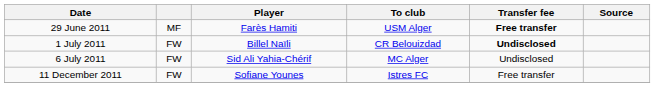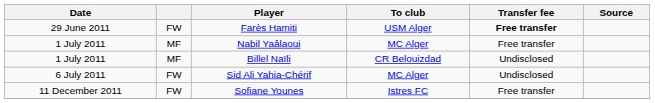(174, 27) MF -> (174, 27) FW
+ row: (269, 43)
(174, 43) FW -> (174, 59) MF
(526, 43) bold -> (526, 59) normal
